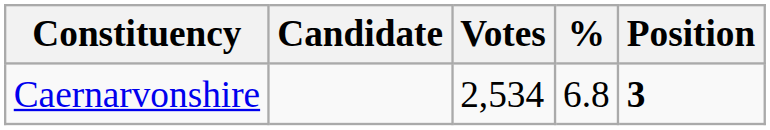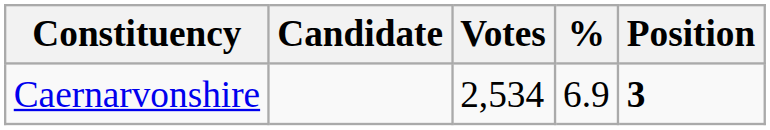(586, 93) 6.8 -> (586, 93) 6.9
